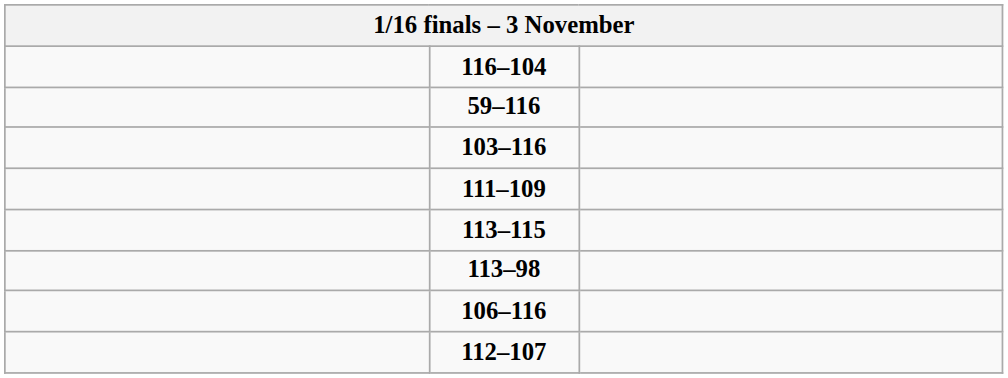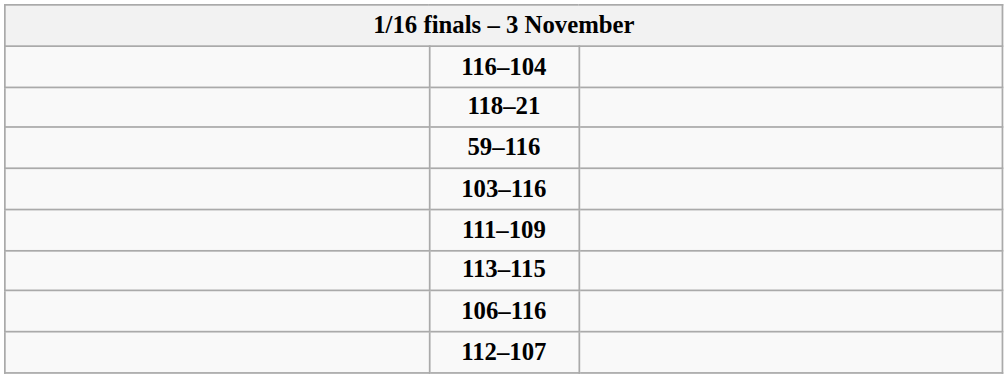+ row: (504, 107)
- row: (504, 270)
